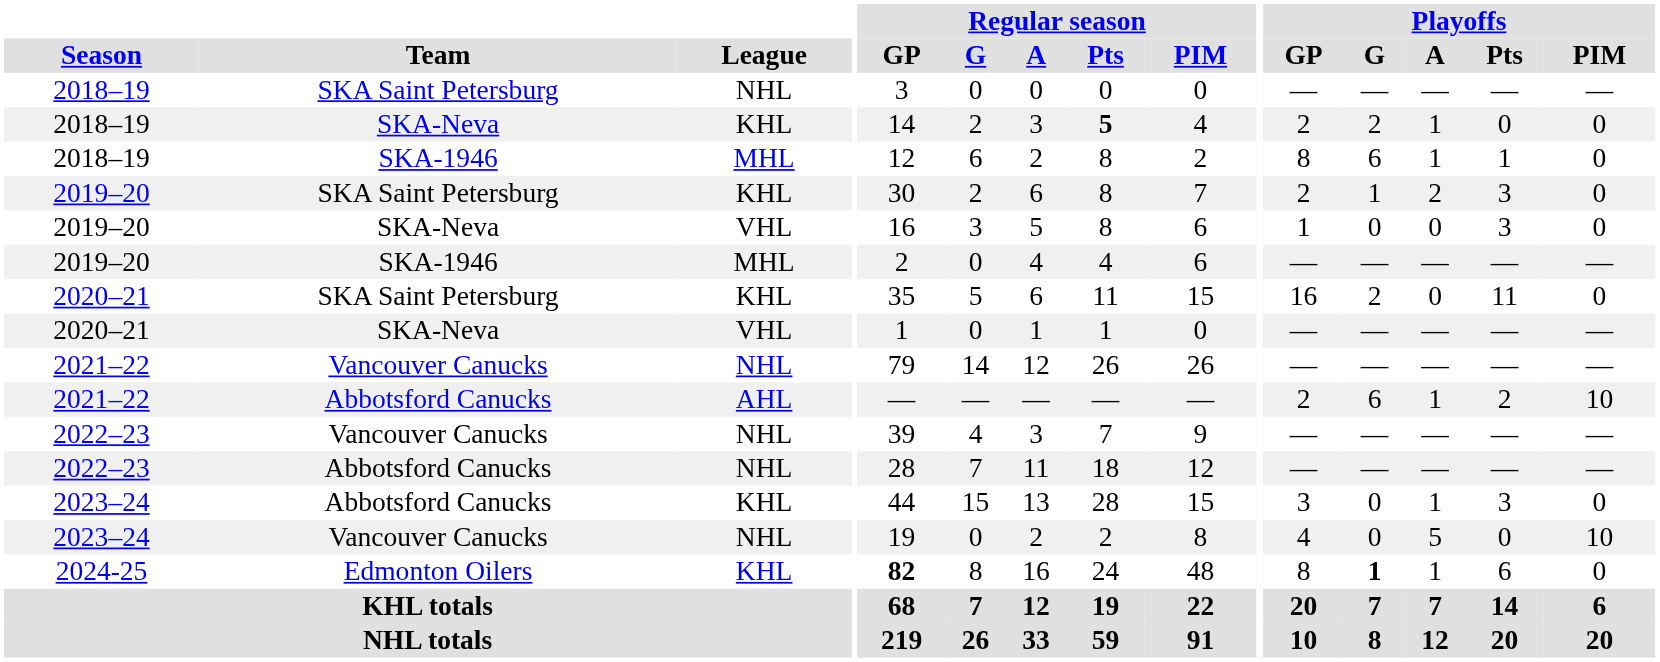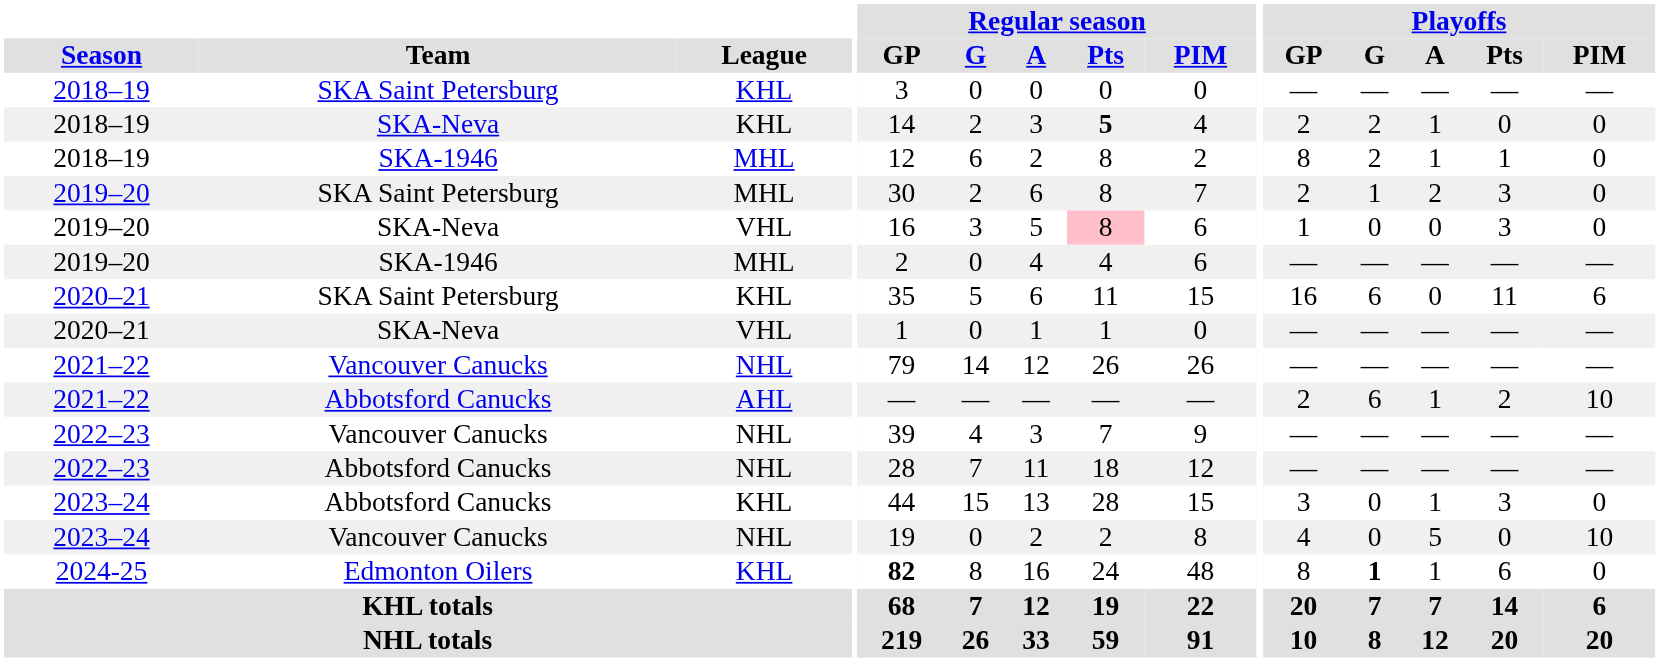(764, 89) NHL -> (764, 89) KHL
(1375, 158) 6 -> (1375, 158) 2
(764, 192) KHL -> (764, 192) MHL
(1106, 227) no background -> (1106, 227) pink background
(1375, 296) 2 -> (1375, 296) 6
(1599, 296) 0 -> (1599, 296) 6
